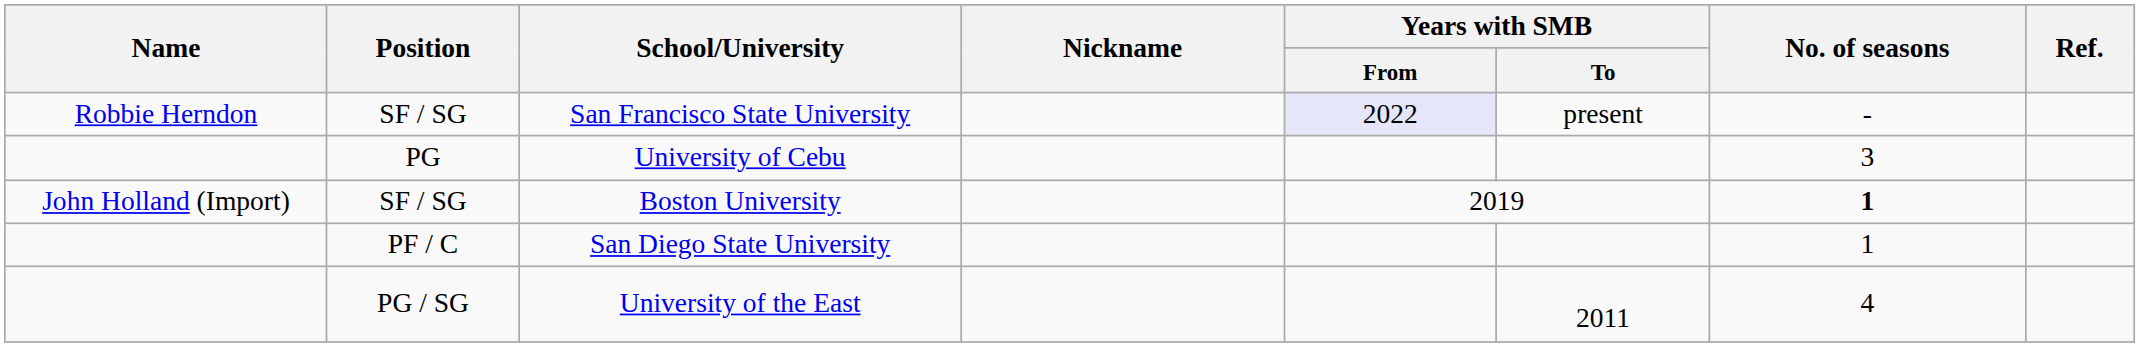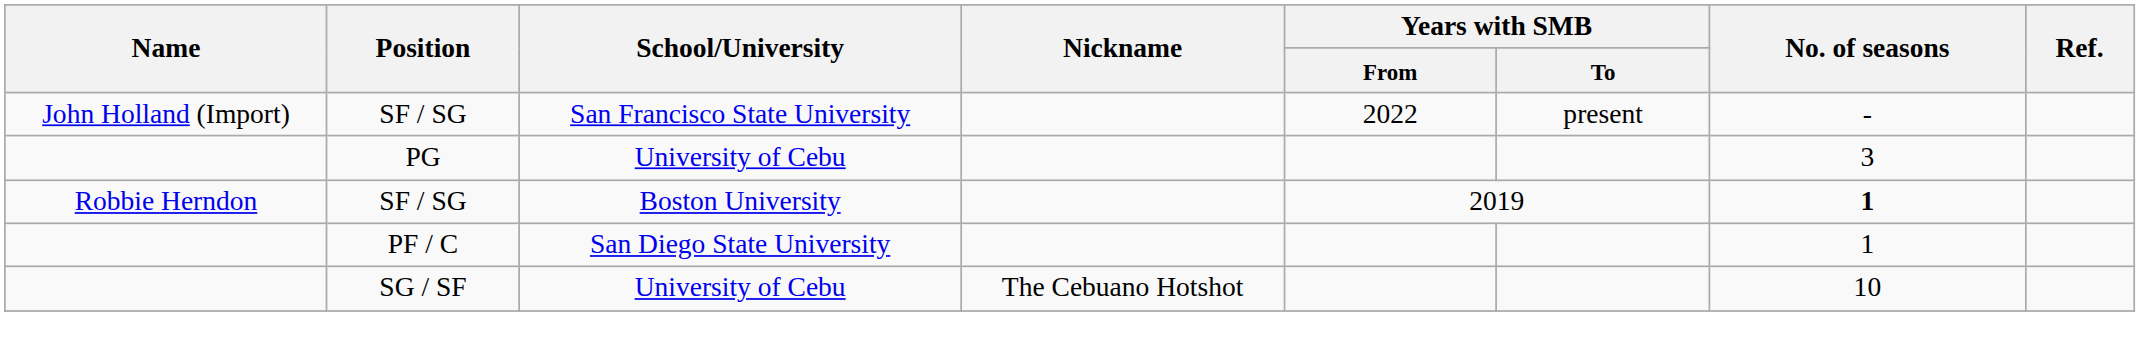(166, 113) Robbie Herndon -> (166, 113) John Holland (Import)
(1390, 113) lavender background -> (1390, 113) no background
(166, 200) John Holland (Import) -> (166, 200) Robbie Herndon
+ row: (423, 288)
- row: (423, 303)
